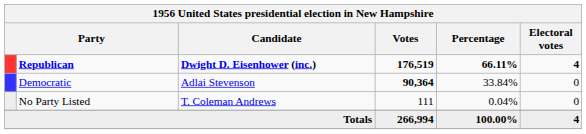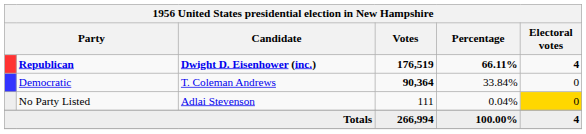(218, 82) Adlai Stevenson -> (228, 82) T. Coleman Andrews
(228, 101) T. Coleman Andrews -> (218, 101) Adlai Stevenson
(576, 101) no background -> (576, 101) gold background
